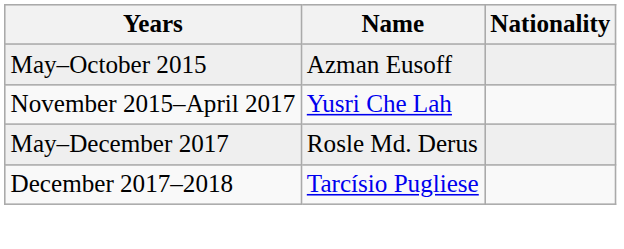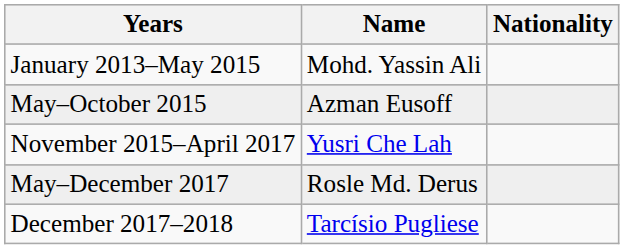+ row: (135, 64)
